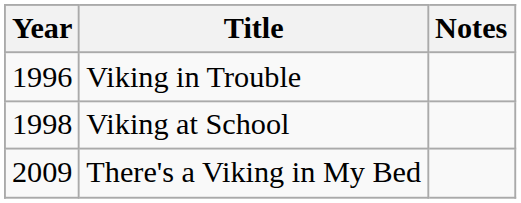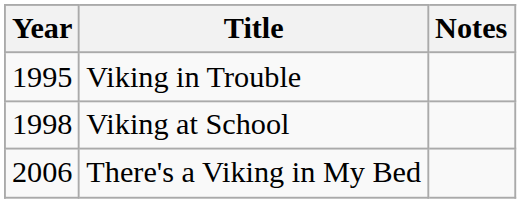(42, 76) 1996 -> (42, 76) 1995
(42, 172) 2009 -> (42, 172) 2006
